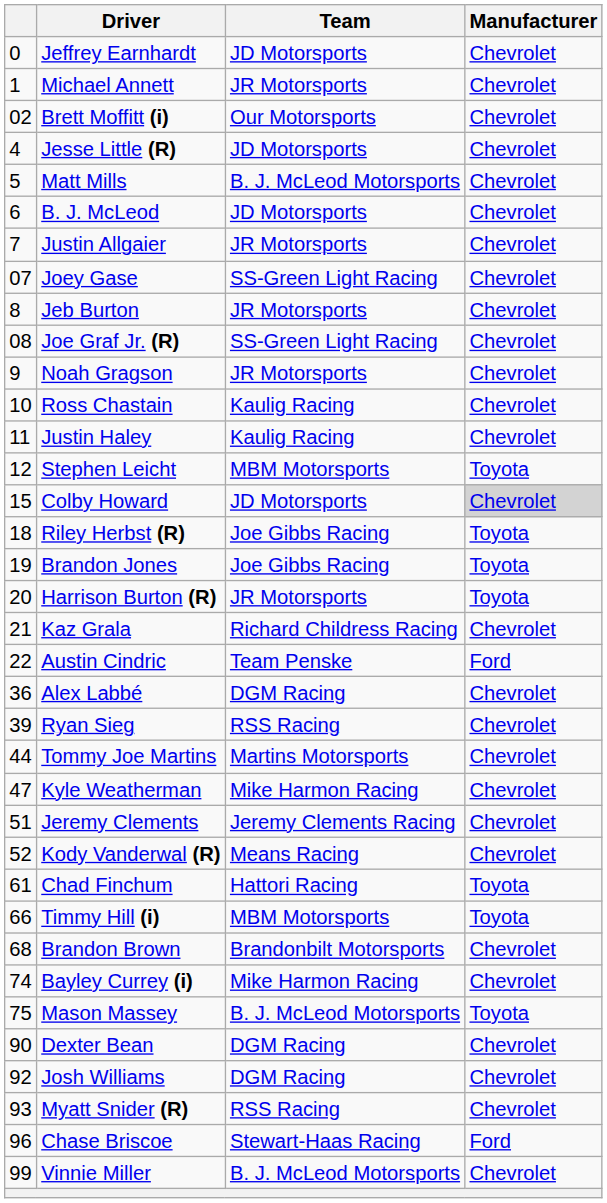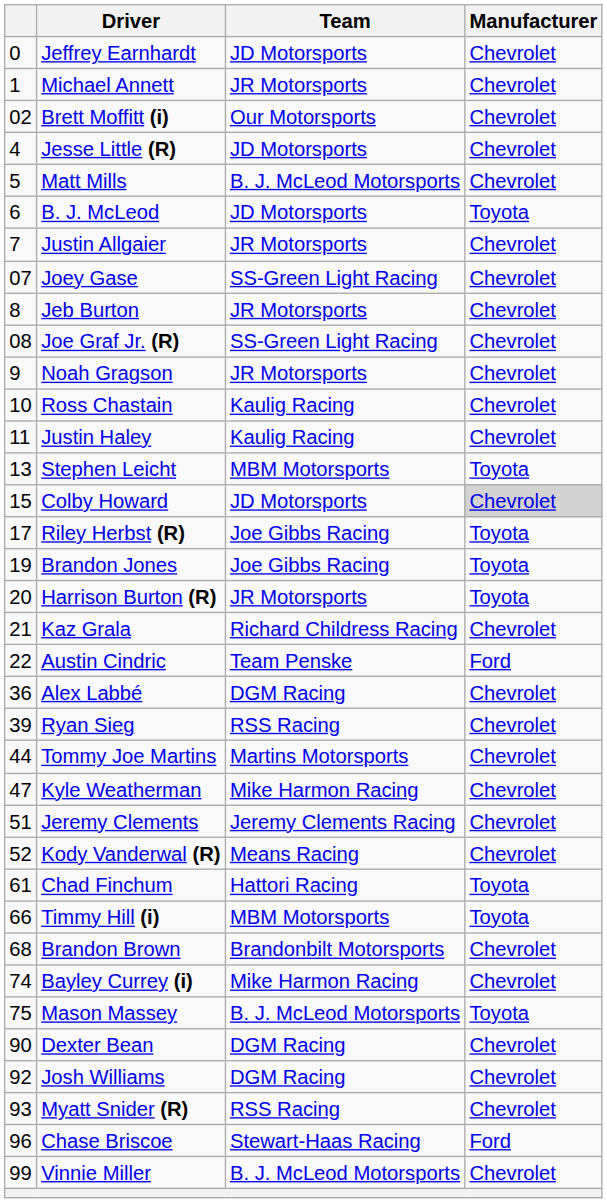(513, 213) Chevrolet -> (499, 213) Toyota
(21, 469) 12 -> (21, 469) 13
(21, 533) 18 -> (21, 533) 17
